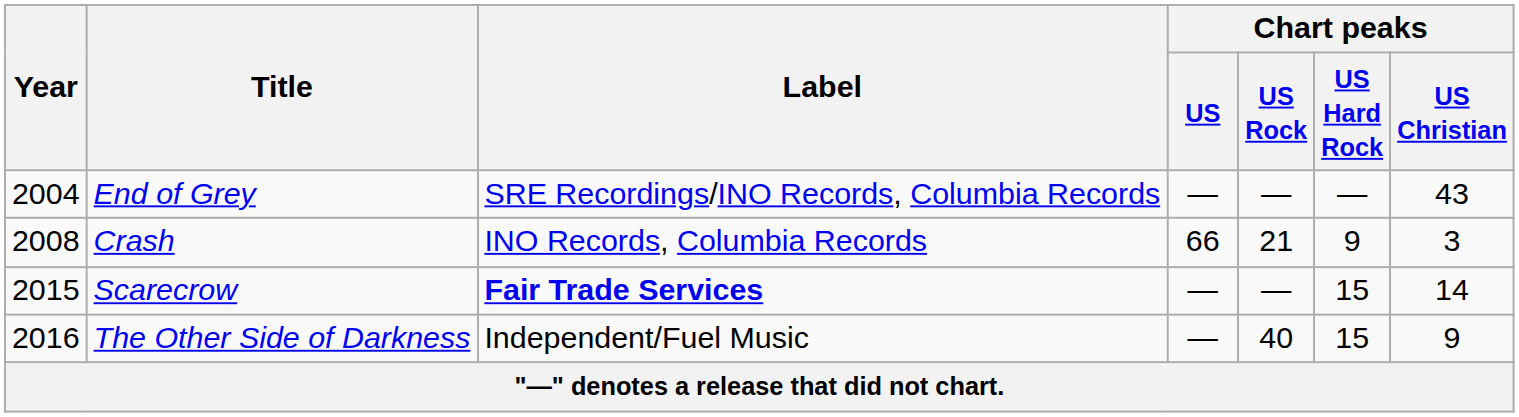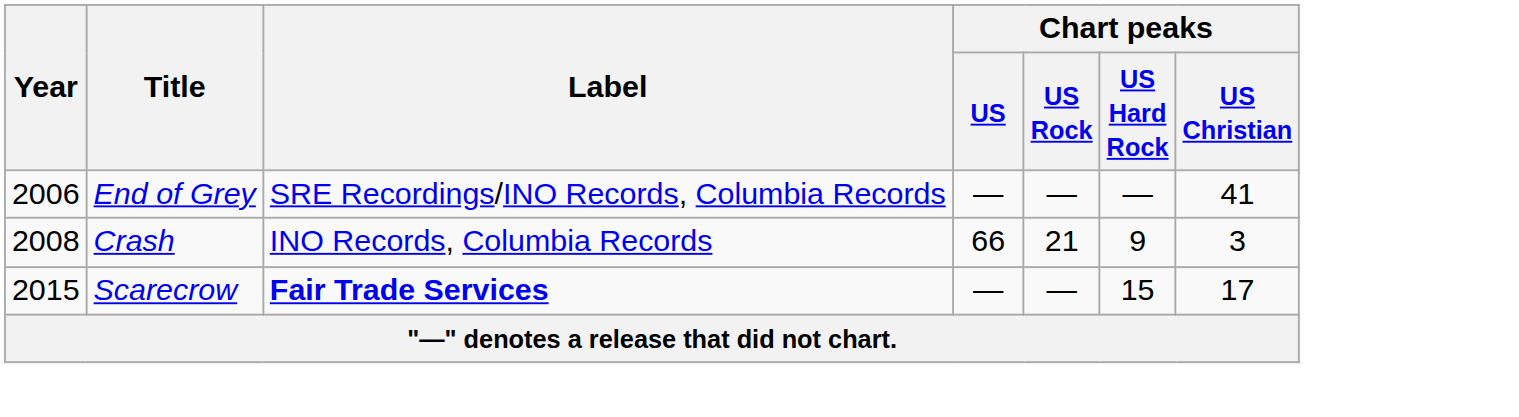(46, 193) 2004 -> (46, 193) 2006
(1452, 193) 43 -> (1237, 193) 41
(1452, 289) 14 -> (1237, 289) 17
- row: (282, 338)
